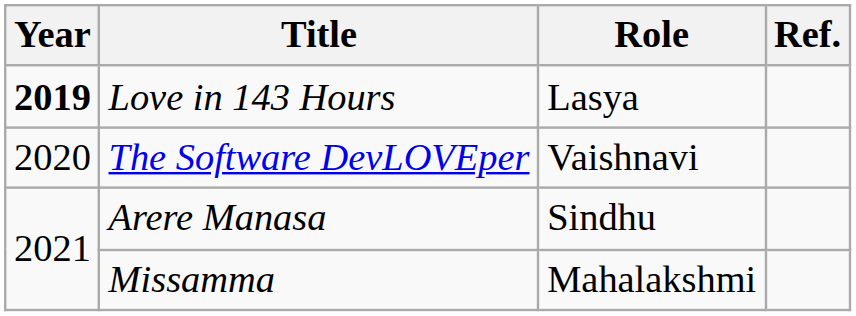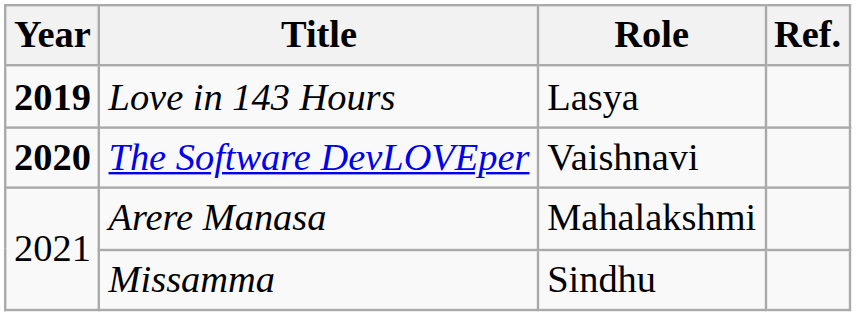(52, 156) normal -> (52, 156) bold
(602, 217) Sindhu -> (652, 217) Mahalakshmi
(652, 278) Mahalakshmi -> (602, 278) Sindhu
